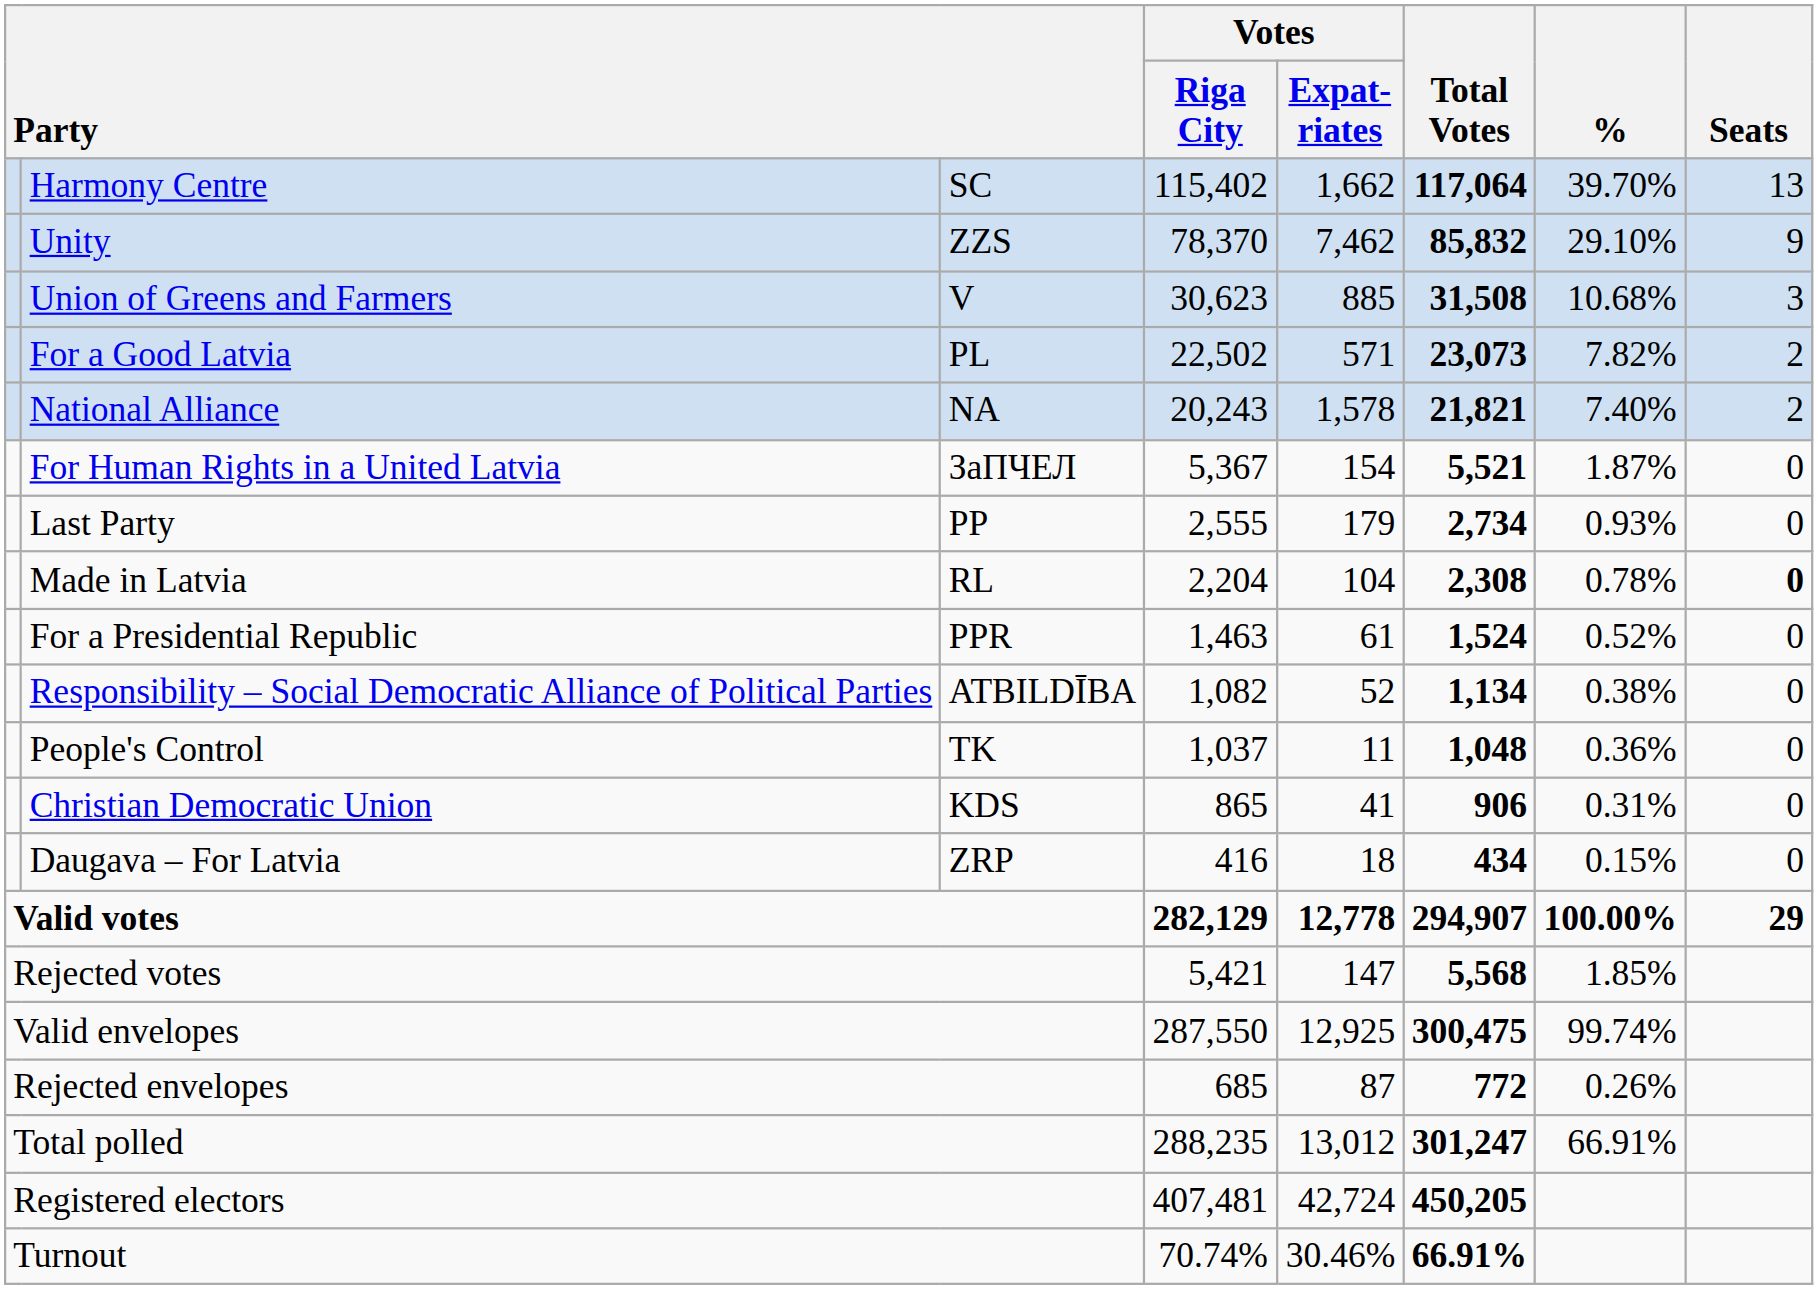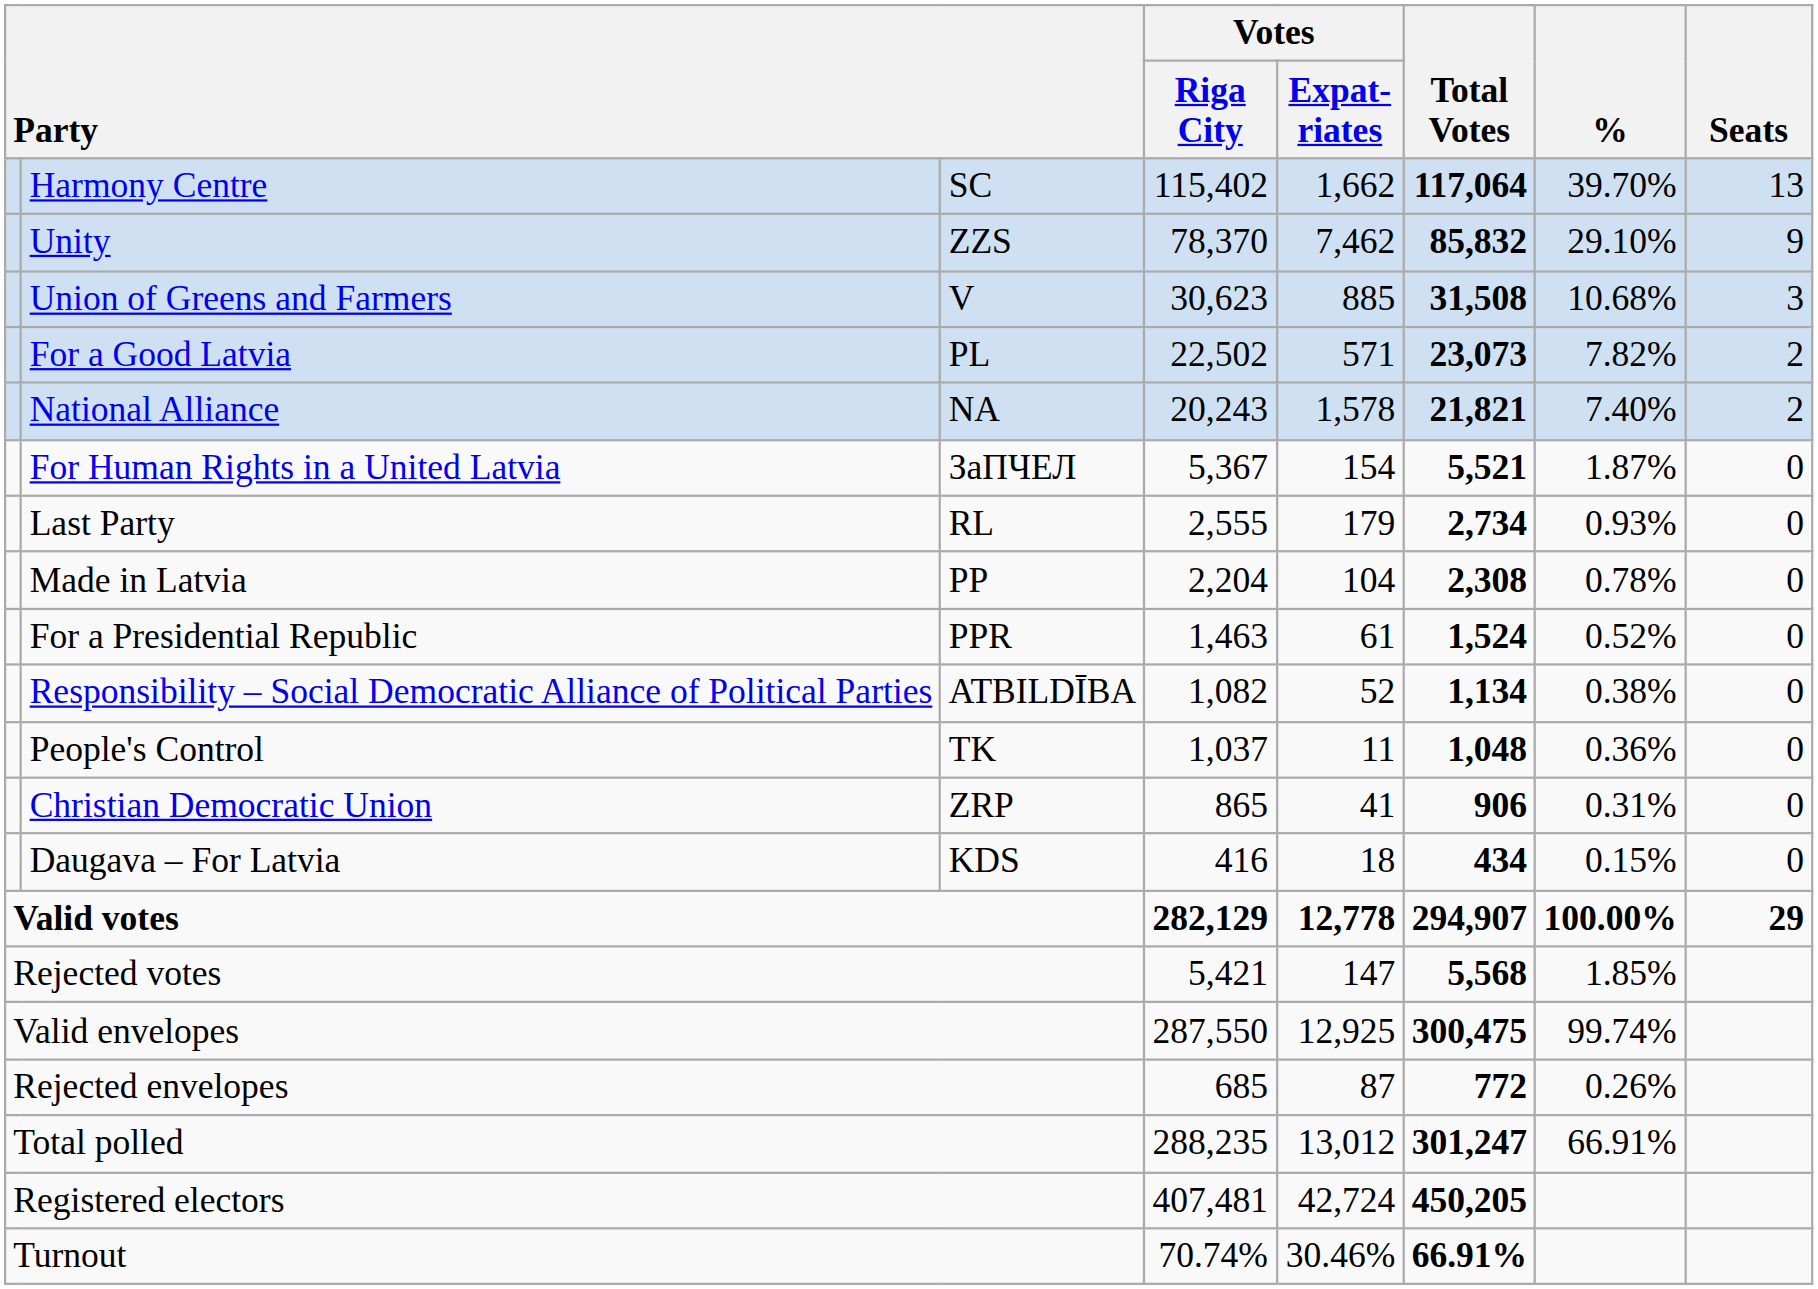(968, 523) PP -> (971, 523) RL
(971, 579) RL -> (968, 579) PP
(1795, 579) bold -> (1795, 579) normal
(984, 804) KDS -> (981, 804) ZRP
(981, 861) ZRP -> (984, 861) KDS
